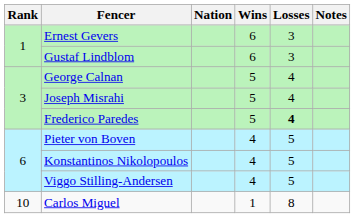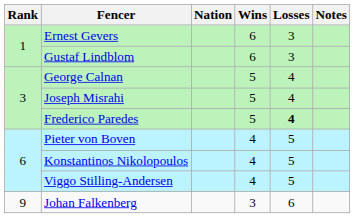+ row: (90, 202)
- row: (82, 202)
